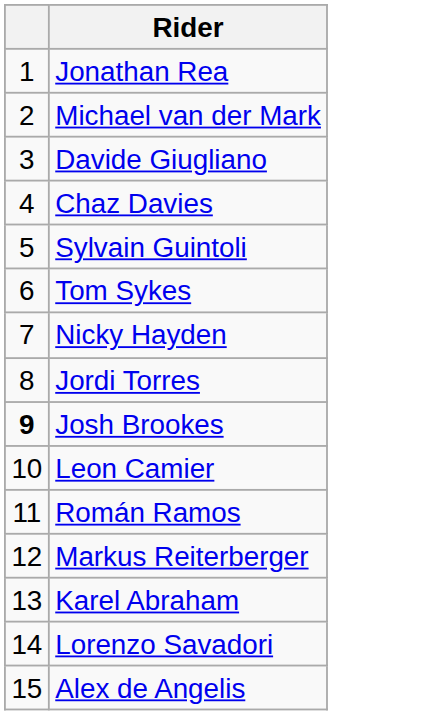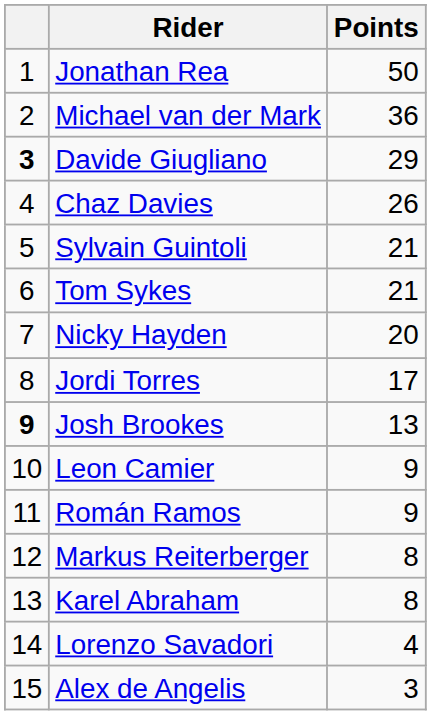+ column: (376, 27)
(27, 159) normal -> (27, 159) bold
